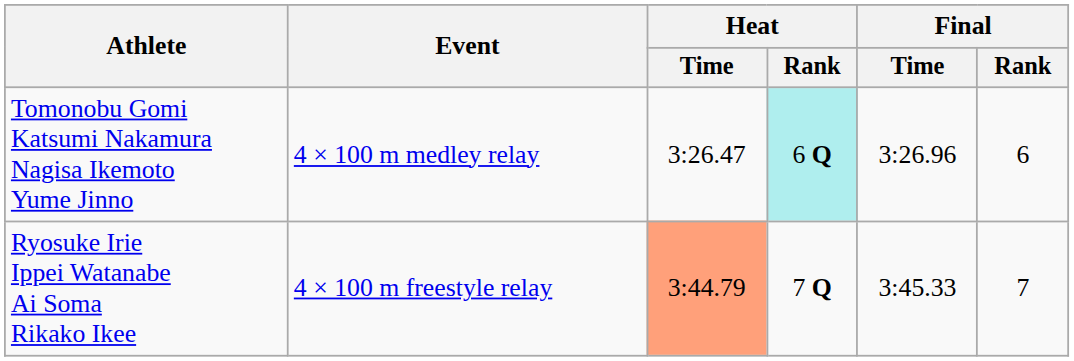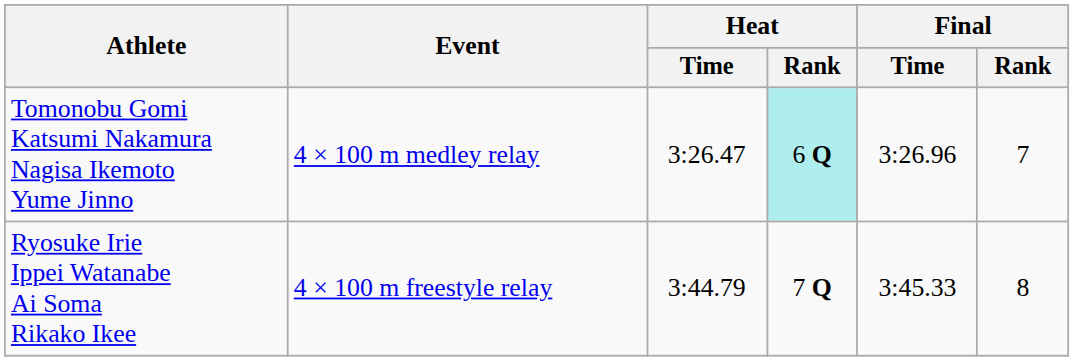(1023, 154) 6 -> (1023, 154) 7
(707, 288) lightsalmon background -> (707, 288) no background
(1023, 288) 7 -> (1023, 288) 8
